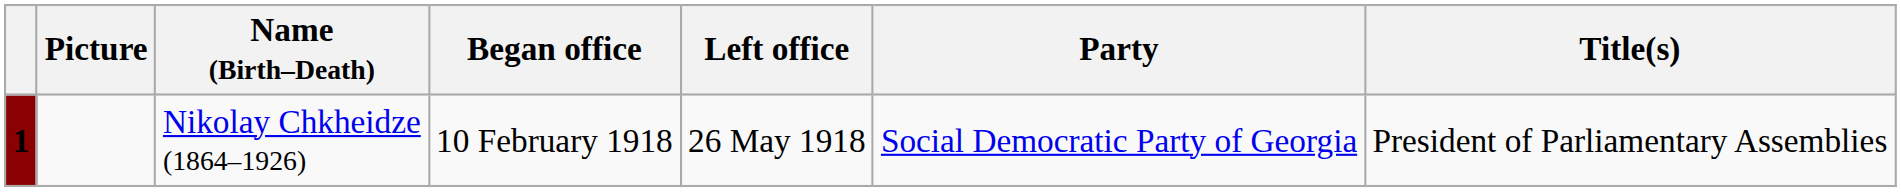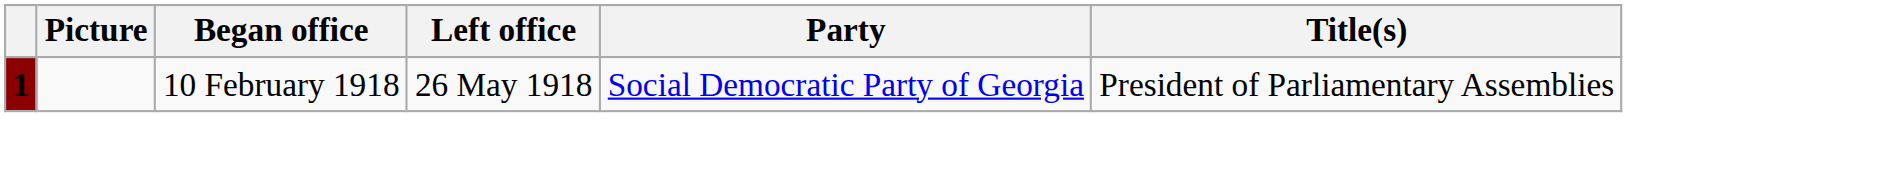- column: (292, 49)
